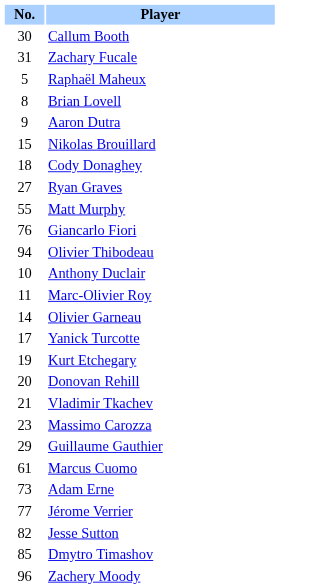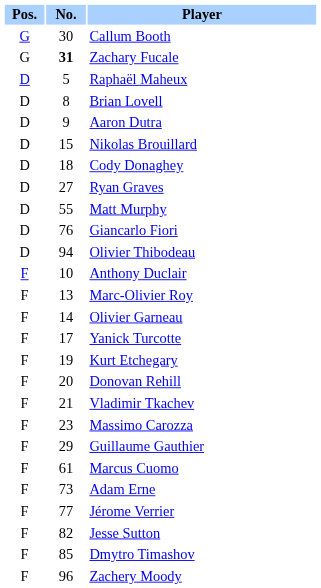+ column: (25, 14)
(25, 57) normal -> (66, 57) bold
(25, 295) 11 -> (66, 295) 13
